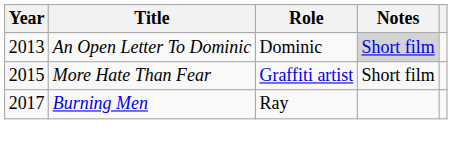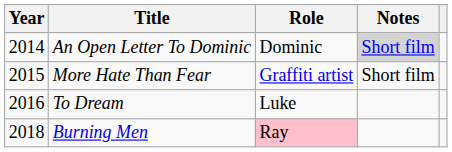(27, 47) 2013 -> (27, 47) 2014
+ row: (88, 103)
(27, 103) 2017 -> (27, 132) 2018
(274, 103) no background -> (274, 132) pink background
